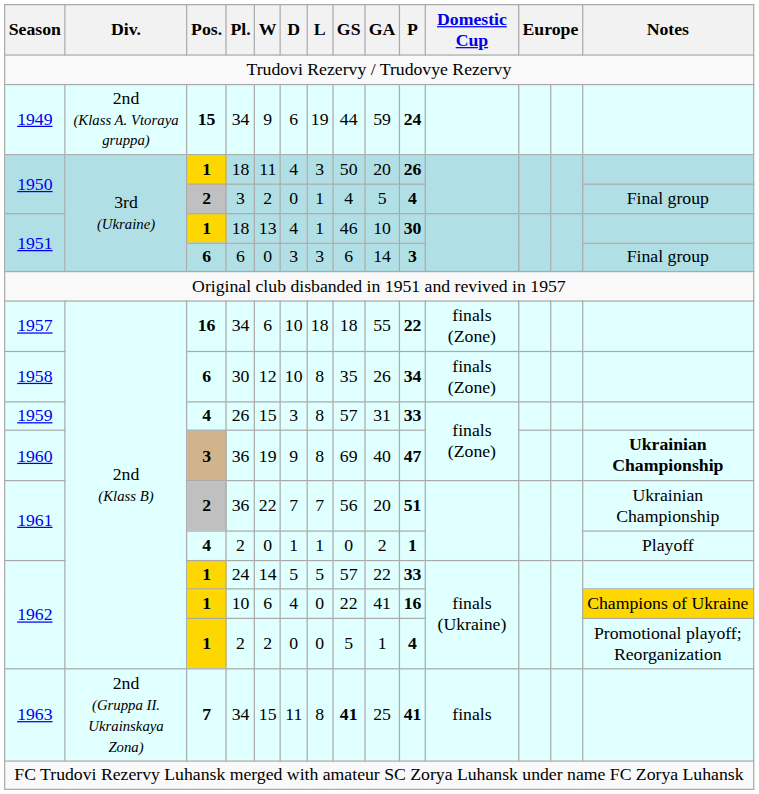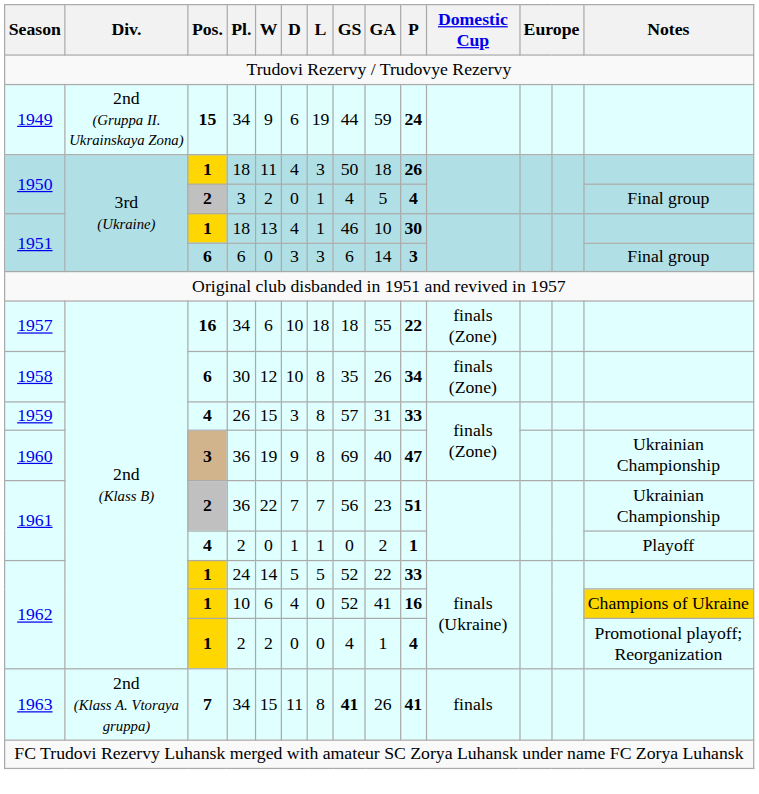(126, 119) 2nd (Klass A. Vtoraya gruppa) -> (126, 119) 2nd (Gruppa II. Ukrainskaya Zona)
(382, 169) 20 -> (383, 169) 18
(668, 455) bold -> (668, 455) normal
(382, 505) 20 -> (383, 505) 23
(349, 574) 57 -> (349, 574) 52
(349, 604) 22 -> (349, 604) 52
(349, 643) 5 -> (349, 643) 4
(126, 714) 2nd (Gruppa II. Ukrainskaya Zona) -> (126, 704) 2nd (Klass A. Vtoraya gruppa)
(382, 714) 25 -> (383, 704) 26
